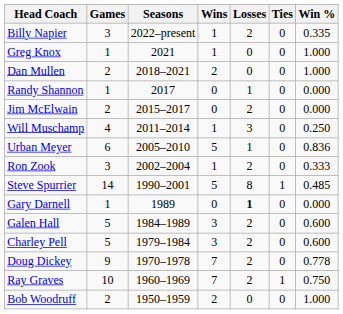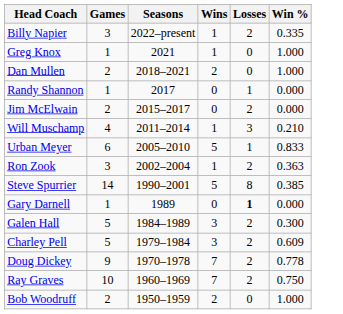- column: (282, 14)
(317, 128) 0.250 -> (290, 128) 0.210
(317, 147) 0.836 -> (290, 147) 0.833
(317, 166) 0.333 -> (290, 166) 0.363
(317, 185) 0.485 -> (290, 185) 0.385
(317, 223) 0.600 -> (290, 223) 0.300
(317, 242) 0.600 -> (290, 242) 0.609
